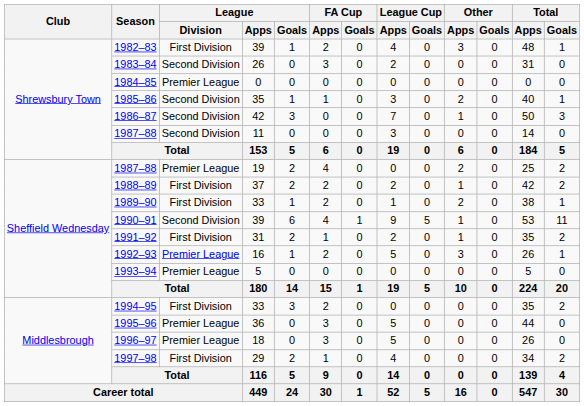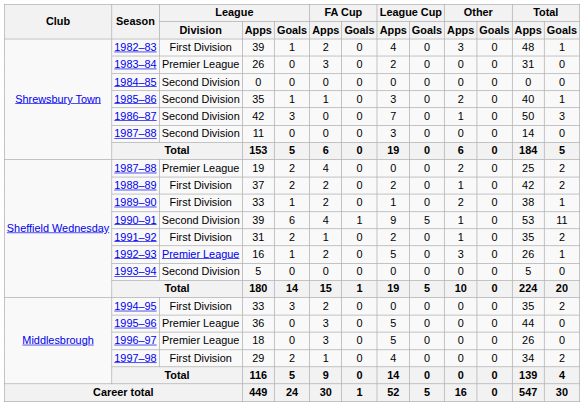(201, 64) Second Division -> (201, 64) Premier League
(201, 82) Premier League -> (201, 82) Second Division
(201, 271) Premier League -> (201, 271) Second Division
